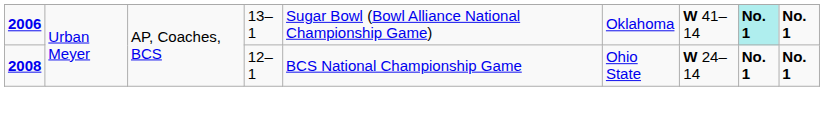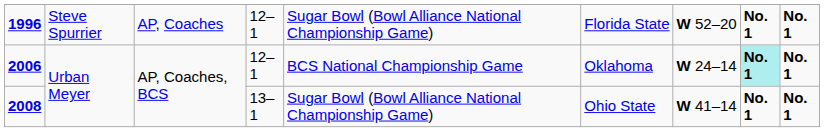+ row: (25, 24)
(260, 24) 13–1 -> (262, 65) 12–1
(403, 24) Sugar Bowl (Bowl Alliance National Championship Game) -> (405, 65) BCS National Championship Game
(705, 24) W 41–14 -> (707, 65) W 24–14
(260, 65) 12–1 -> (262, 106) 13–1
(404, 65) BCS National Championship Game -> (404, 106) Sugar Bowl (Bowl Alliance National Championship Game)
(705, 65) W 24–14 -> (707, 106) W 41–14
